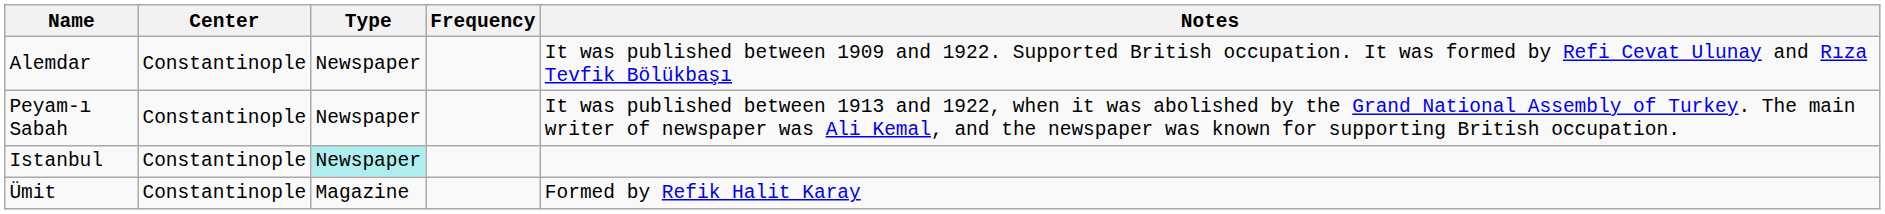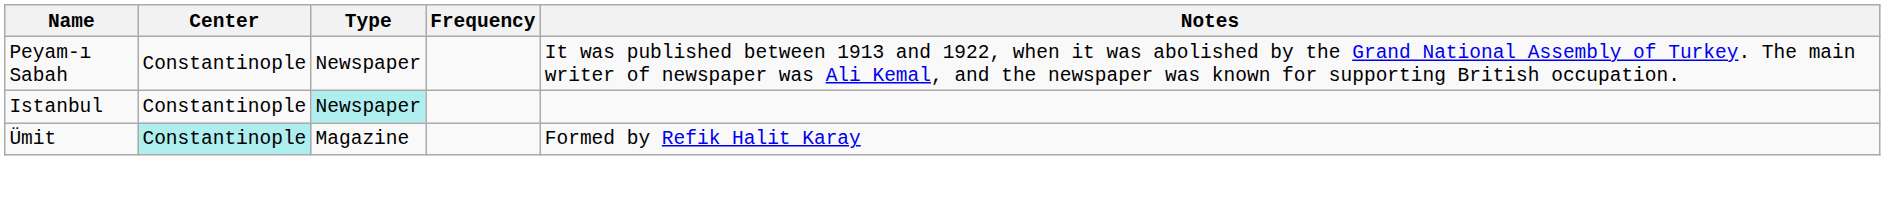- row: (50, 64)
(224, 193) no background -> (224, 138) paleturquoise background
